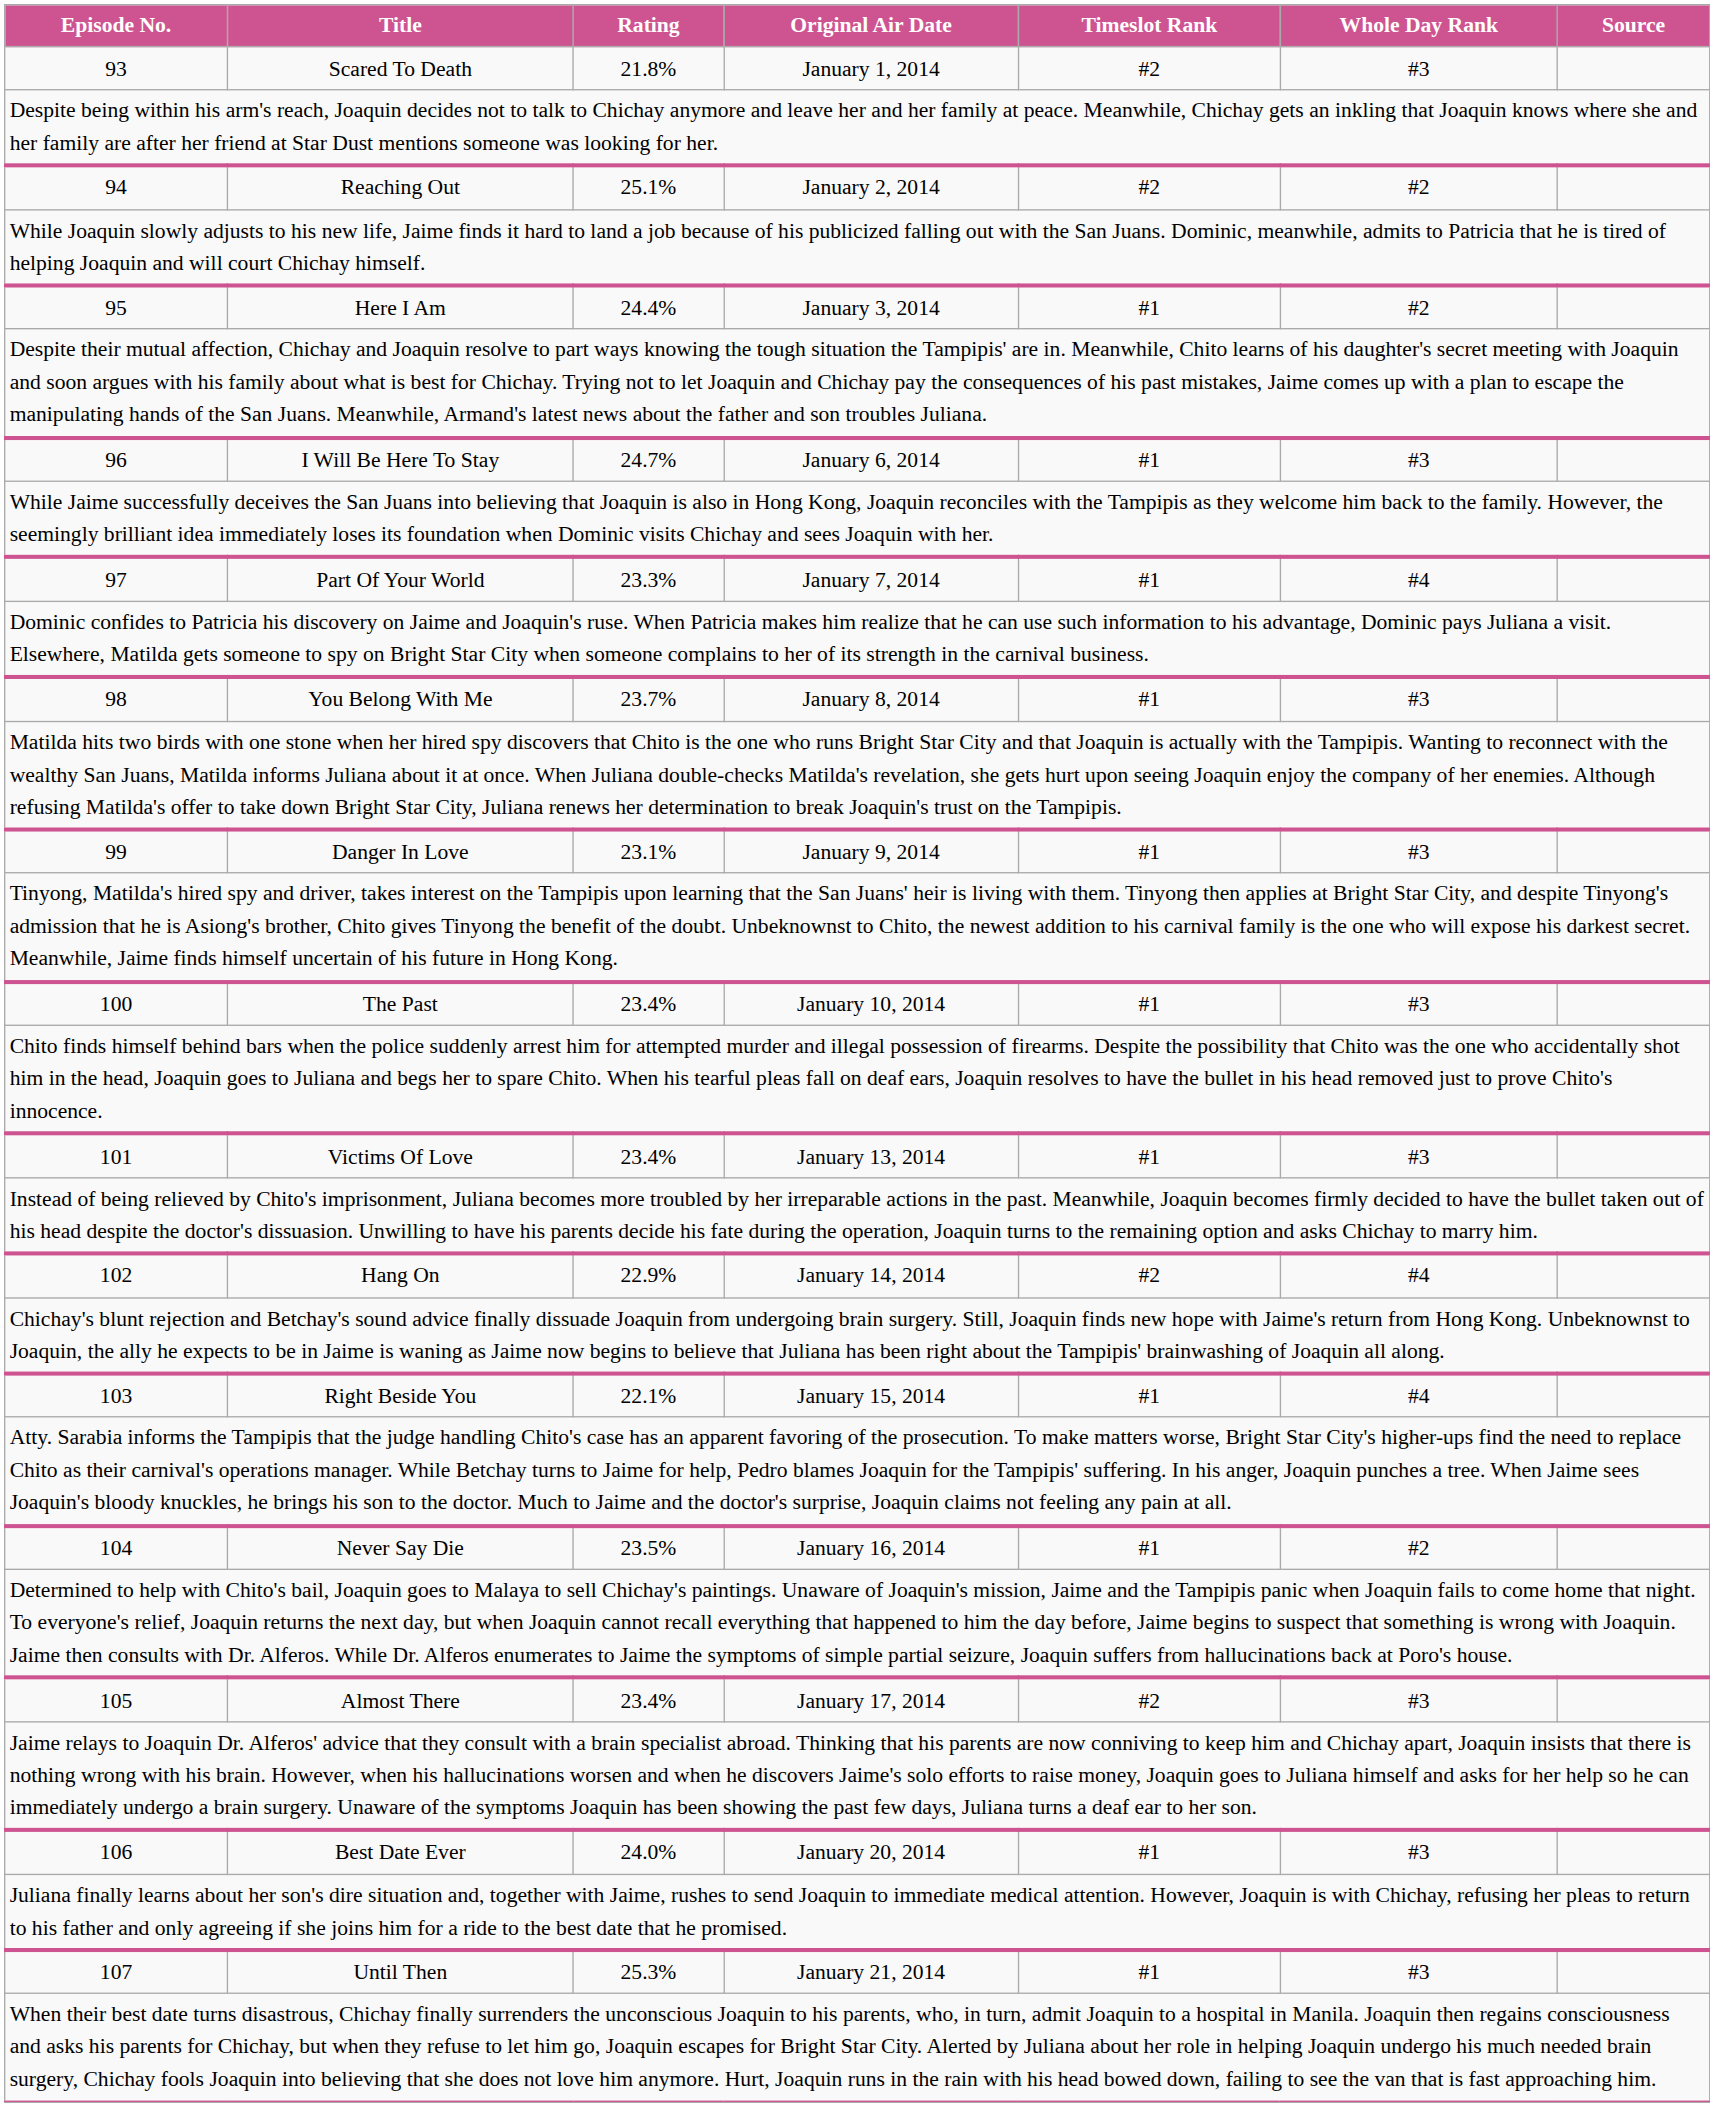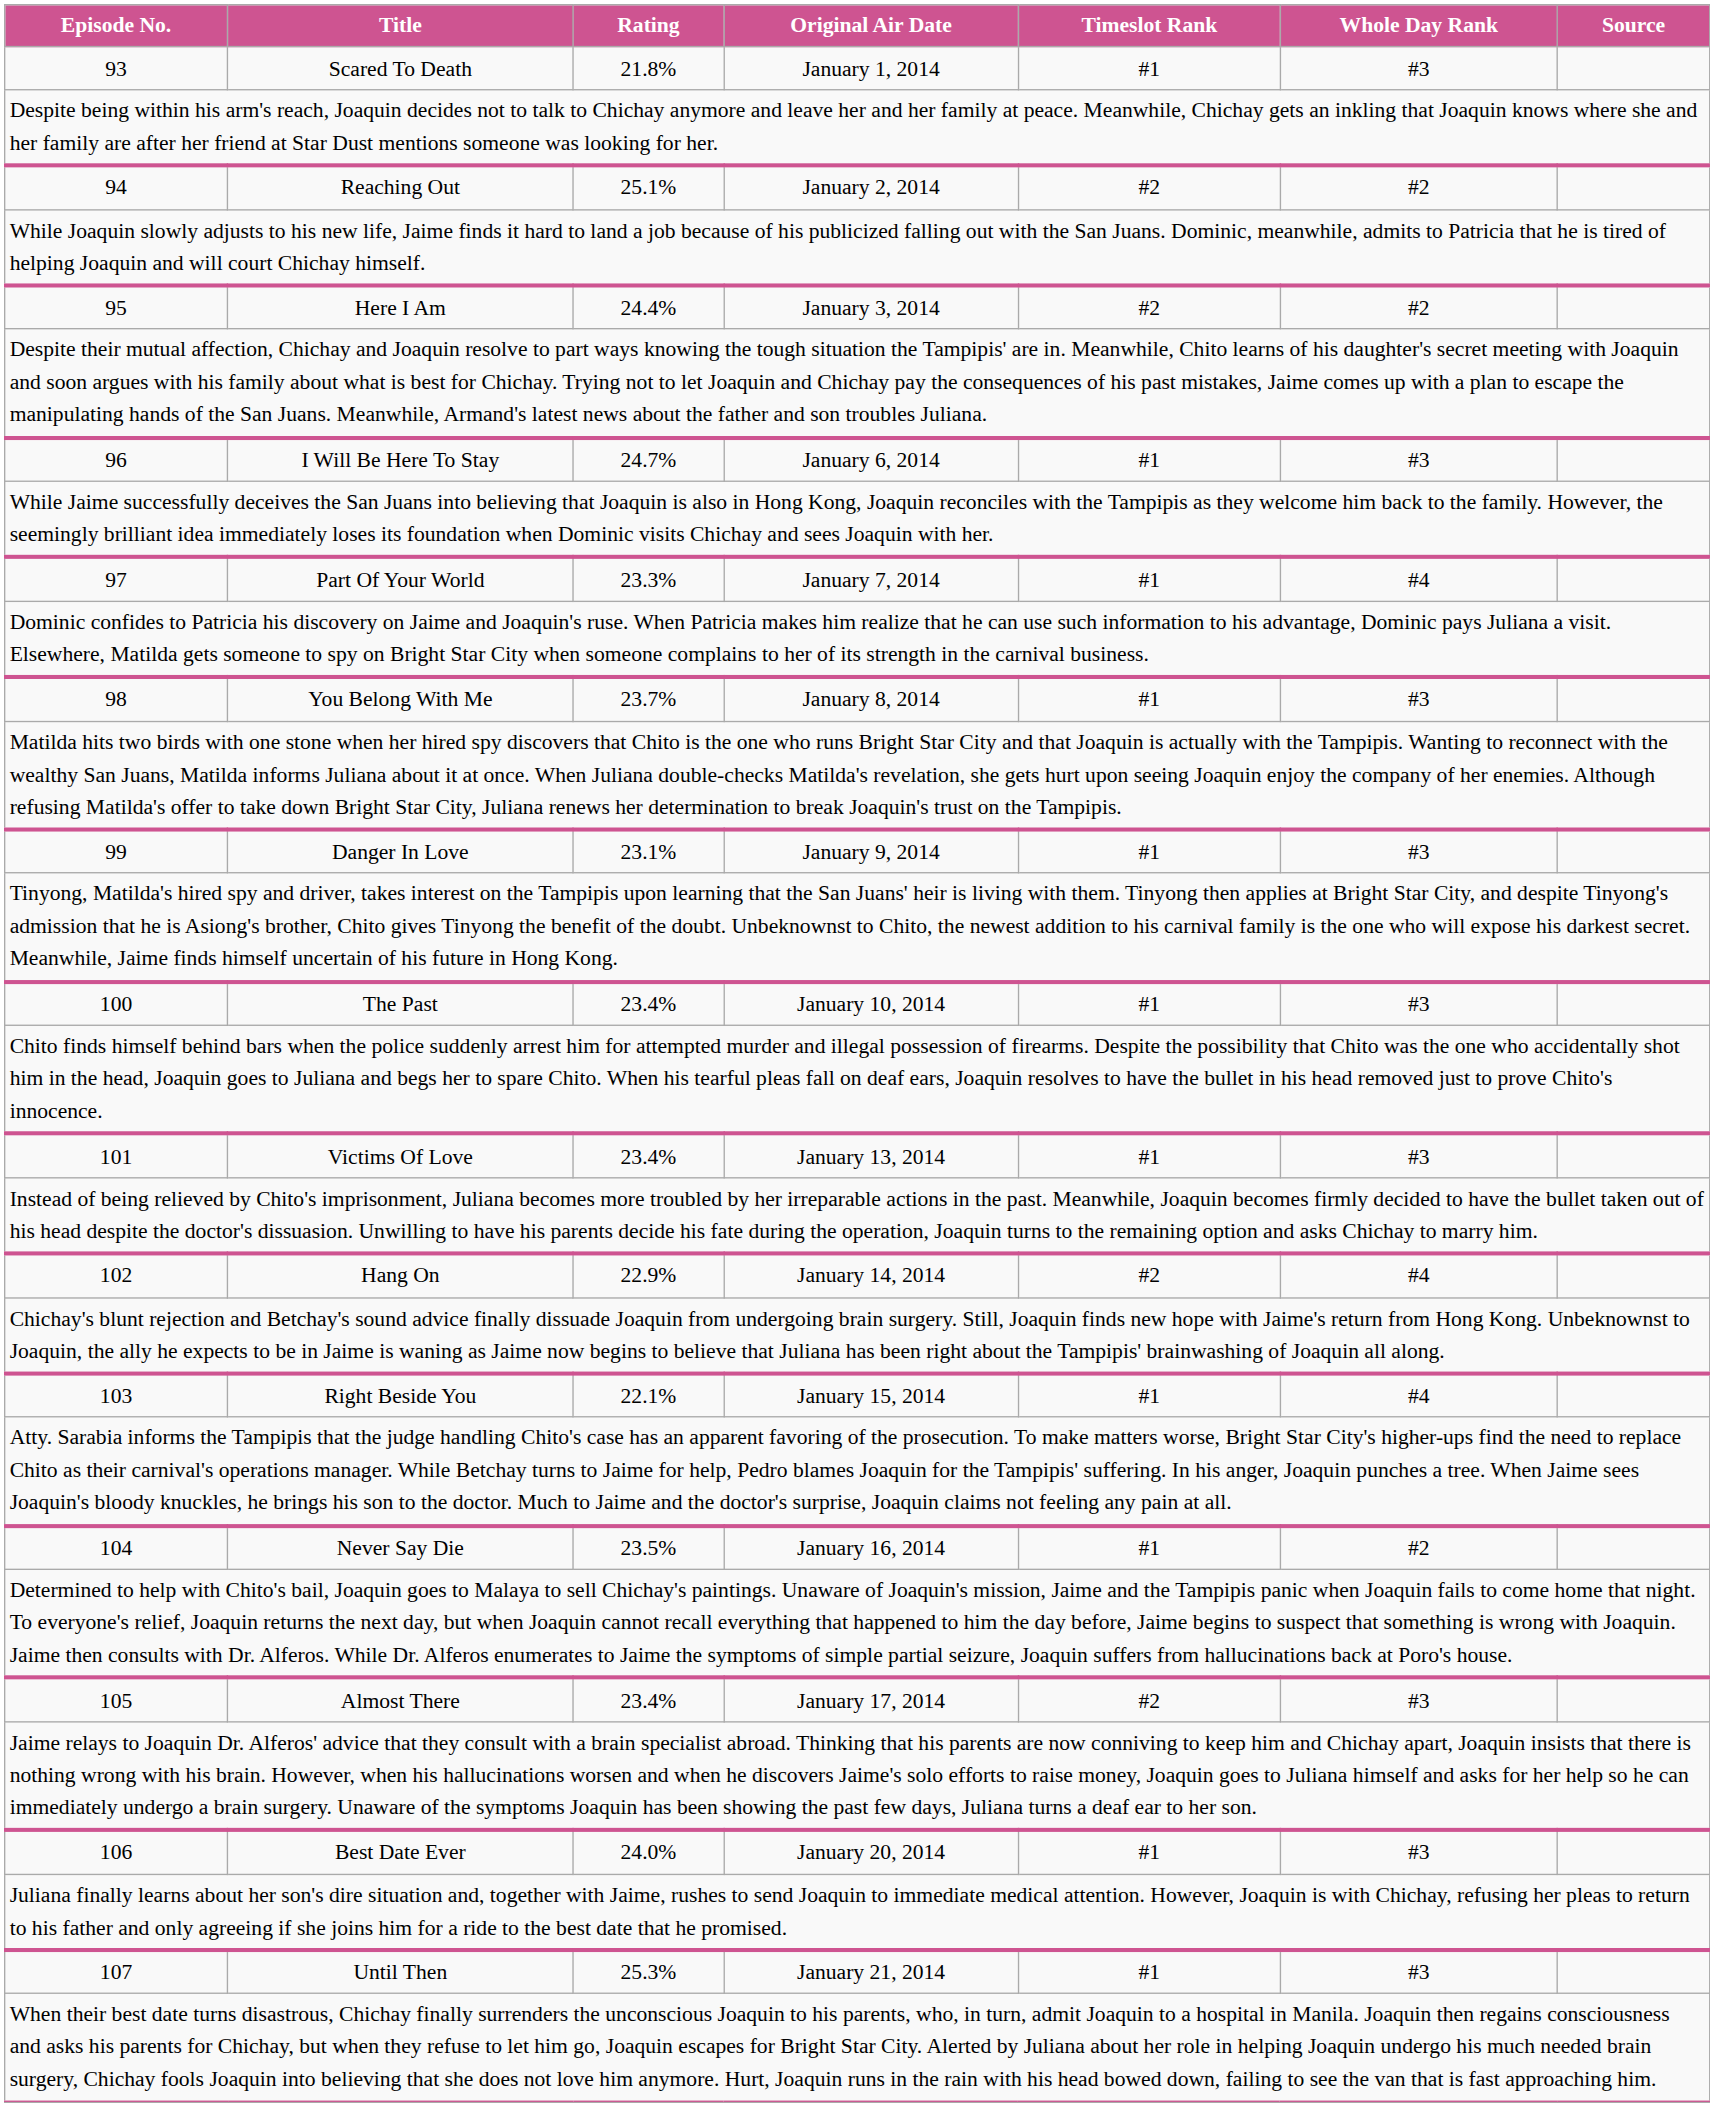(1149, 68) #2 -> (1149, 68) #1
(1149, 307) #1 -> (1149, 307) #2
